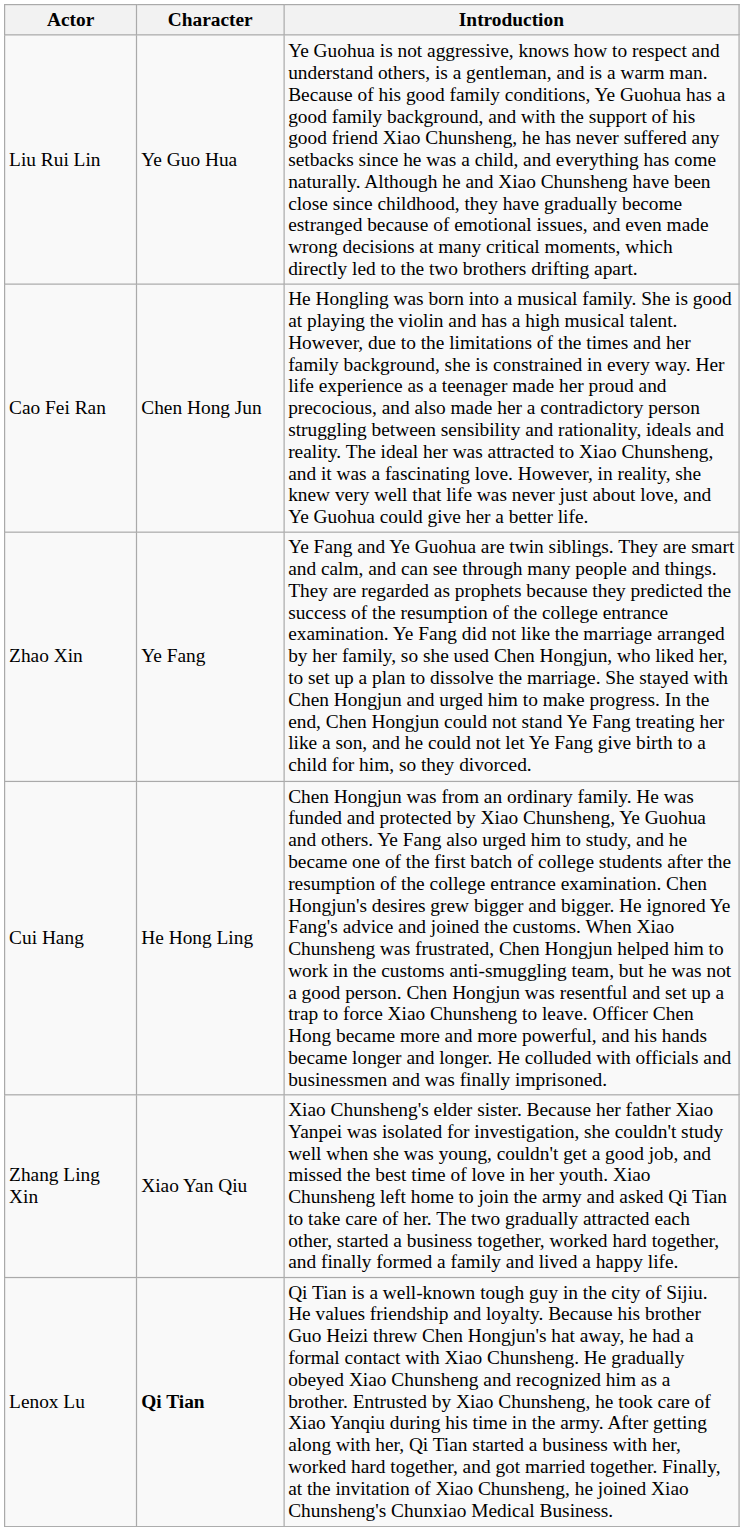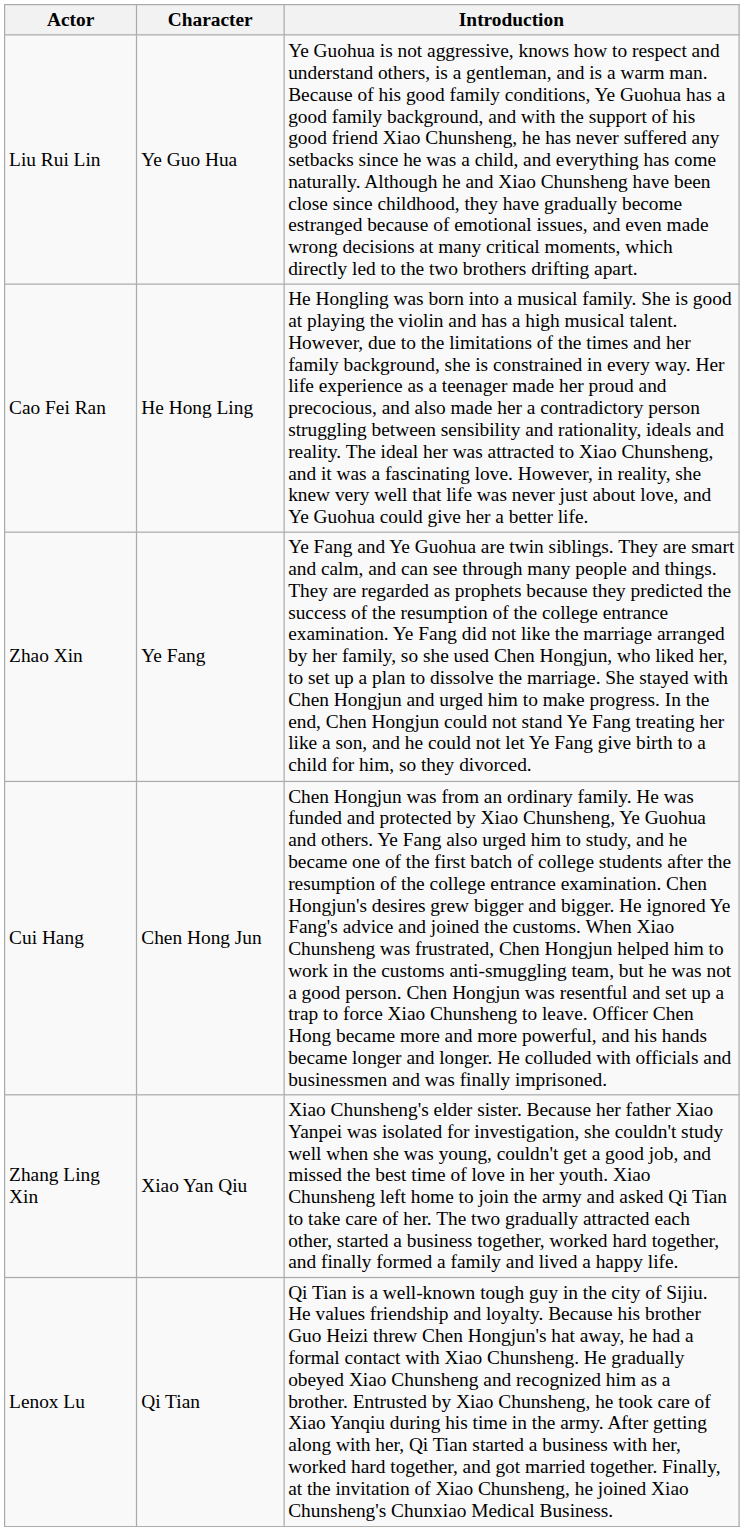(201, 407) Chen Hong Jun -> (197, 407) He Hong Ling
(197, 937) He Hong Ling -> (201, 937) Chen Hong Jun
(173, 1401) bold -> (171, 1401) normal
